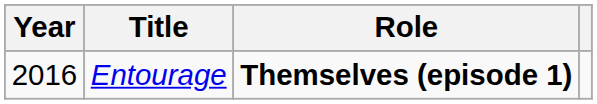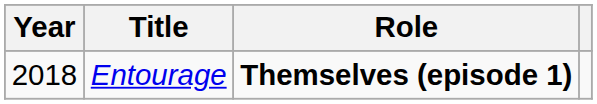(44, 74) 2016 -> (44, 74) 2018
